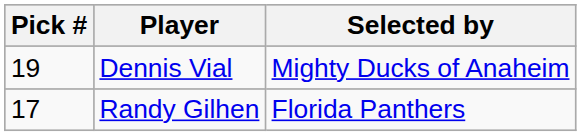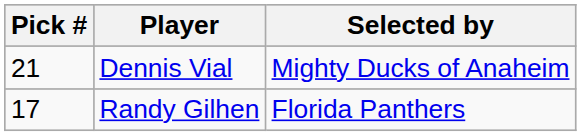(26, 67) 19 -> (26, 67) 21
